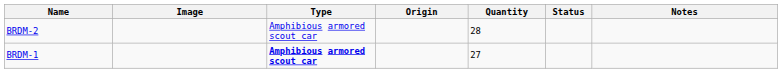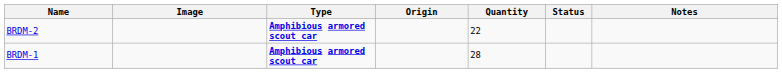(317, 31) normal -> (317, 31) bold
(475, 31) 28 -> (475, 31) 22
(475, 56) 27 -> (475, 56) 28
